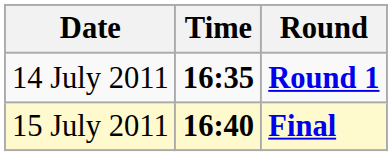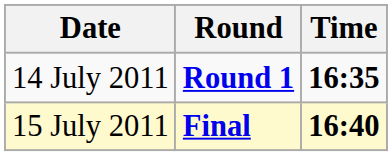columns swapped: (219, 28) <-> (324, 28)
